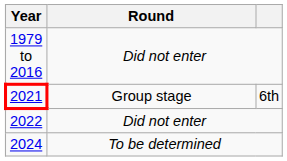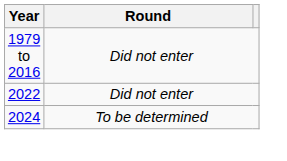- row: (26, 97)
